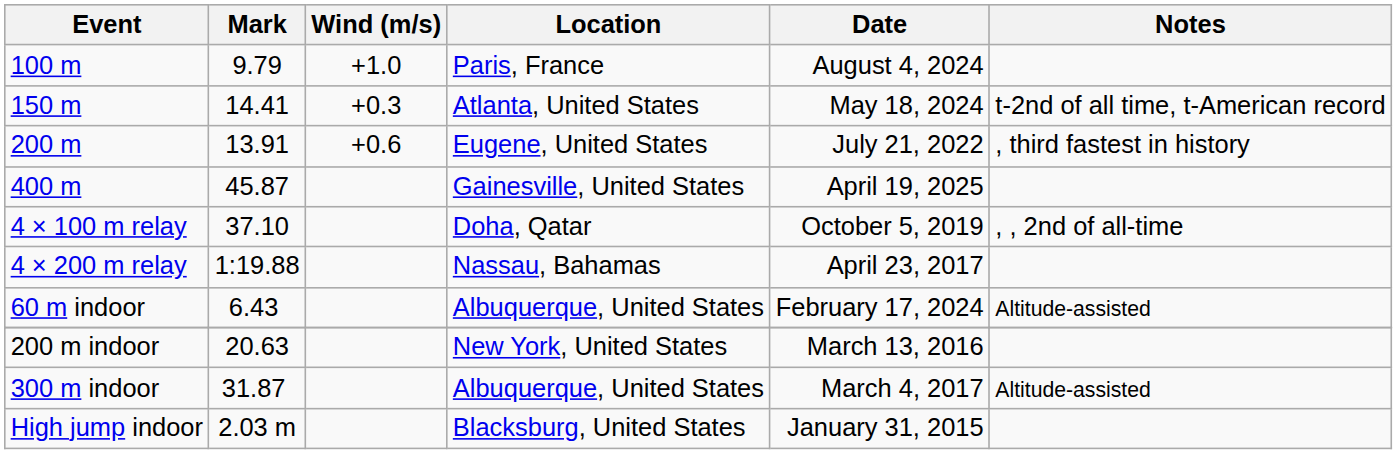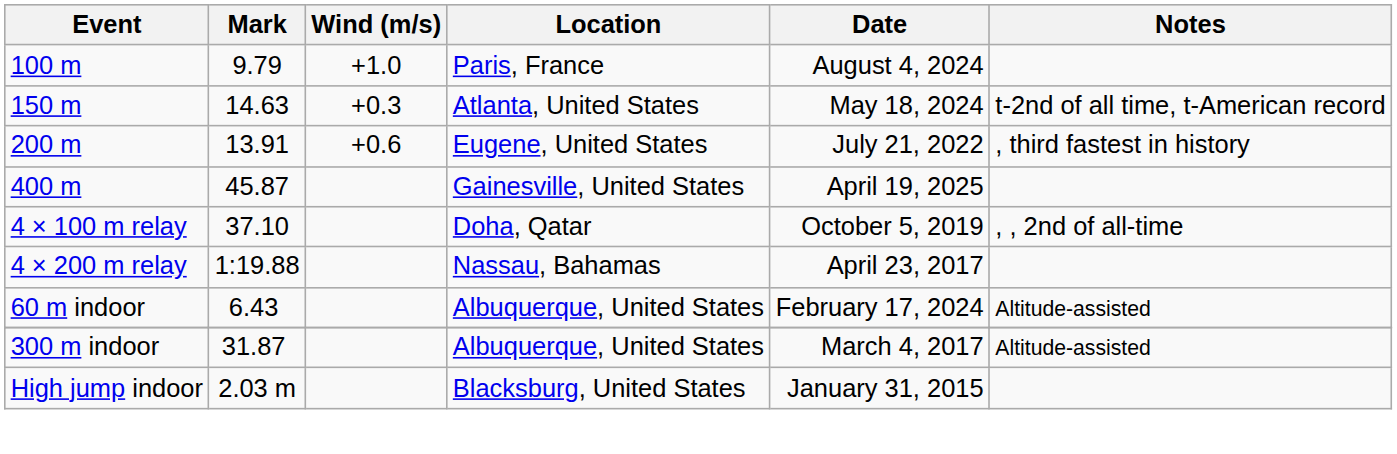(257, 105) 14.41 -> (257, 105) 14.63
- row: (85, 347)
